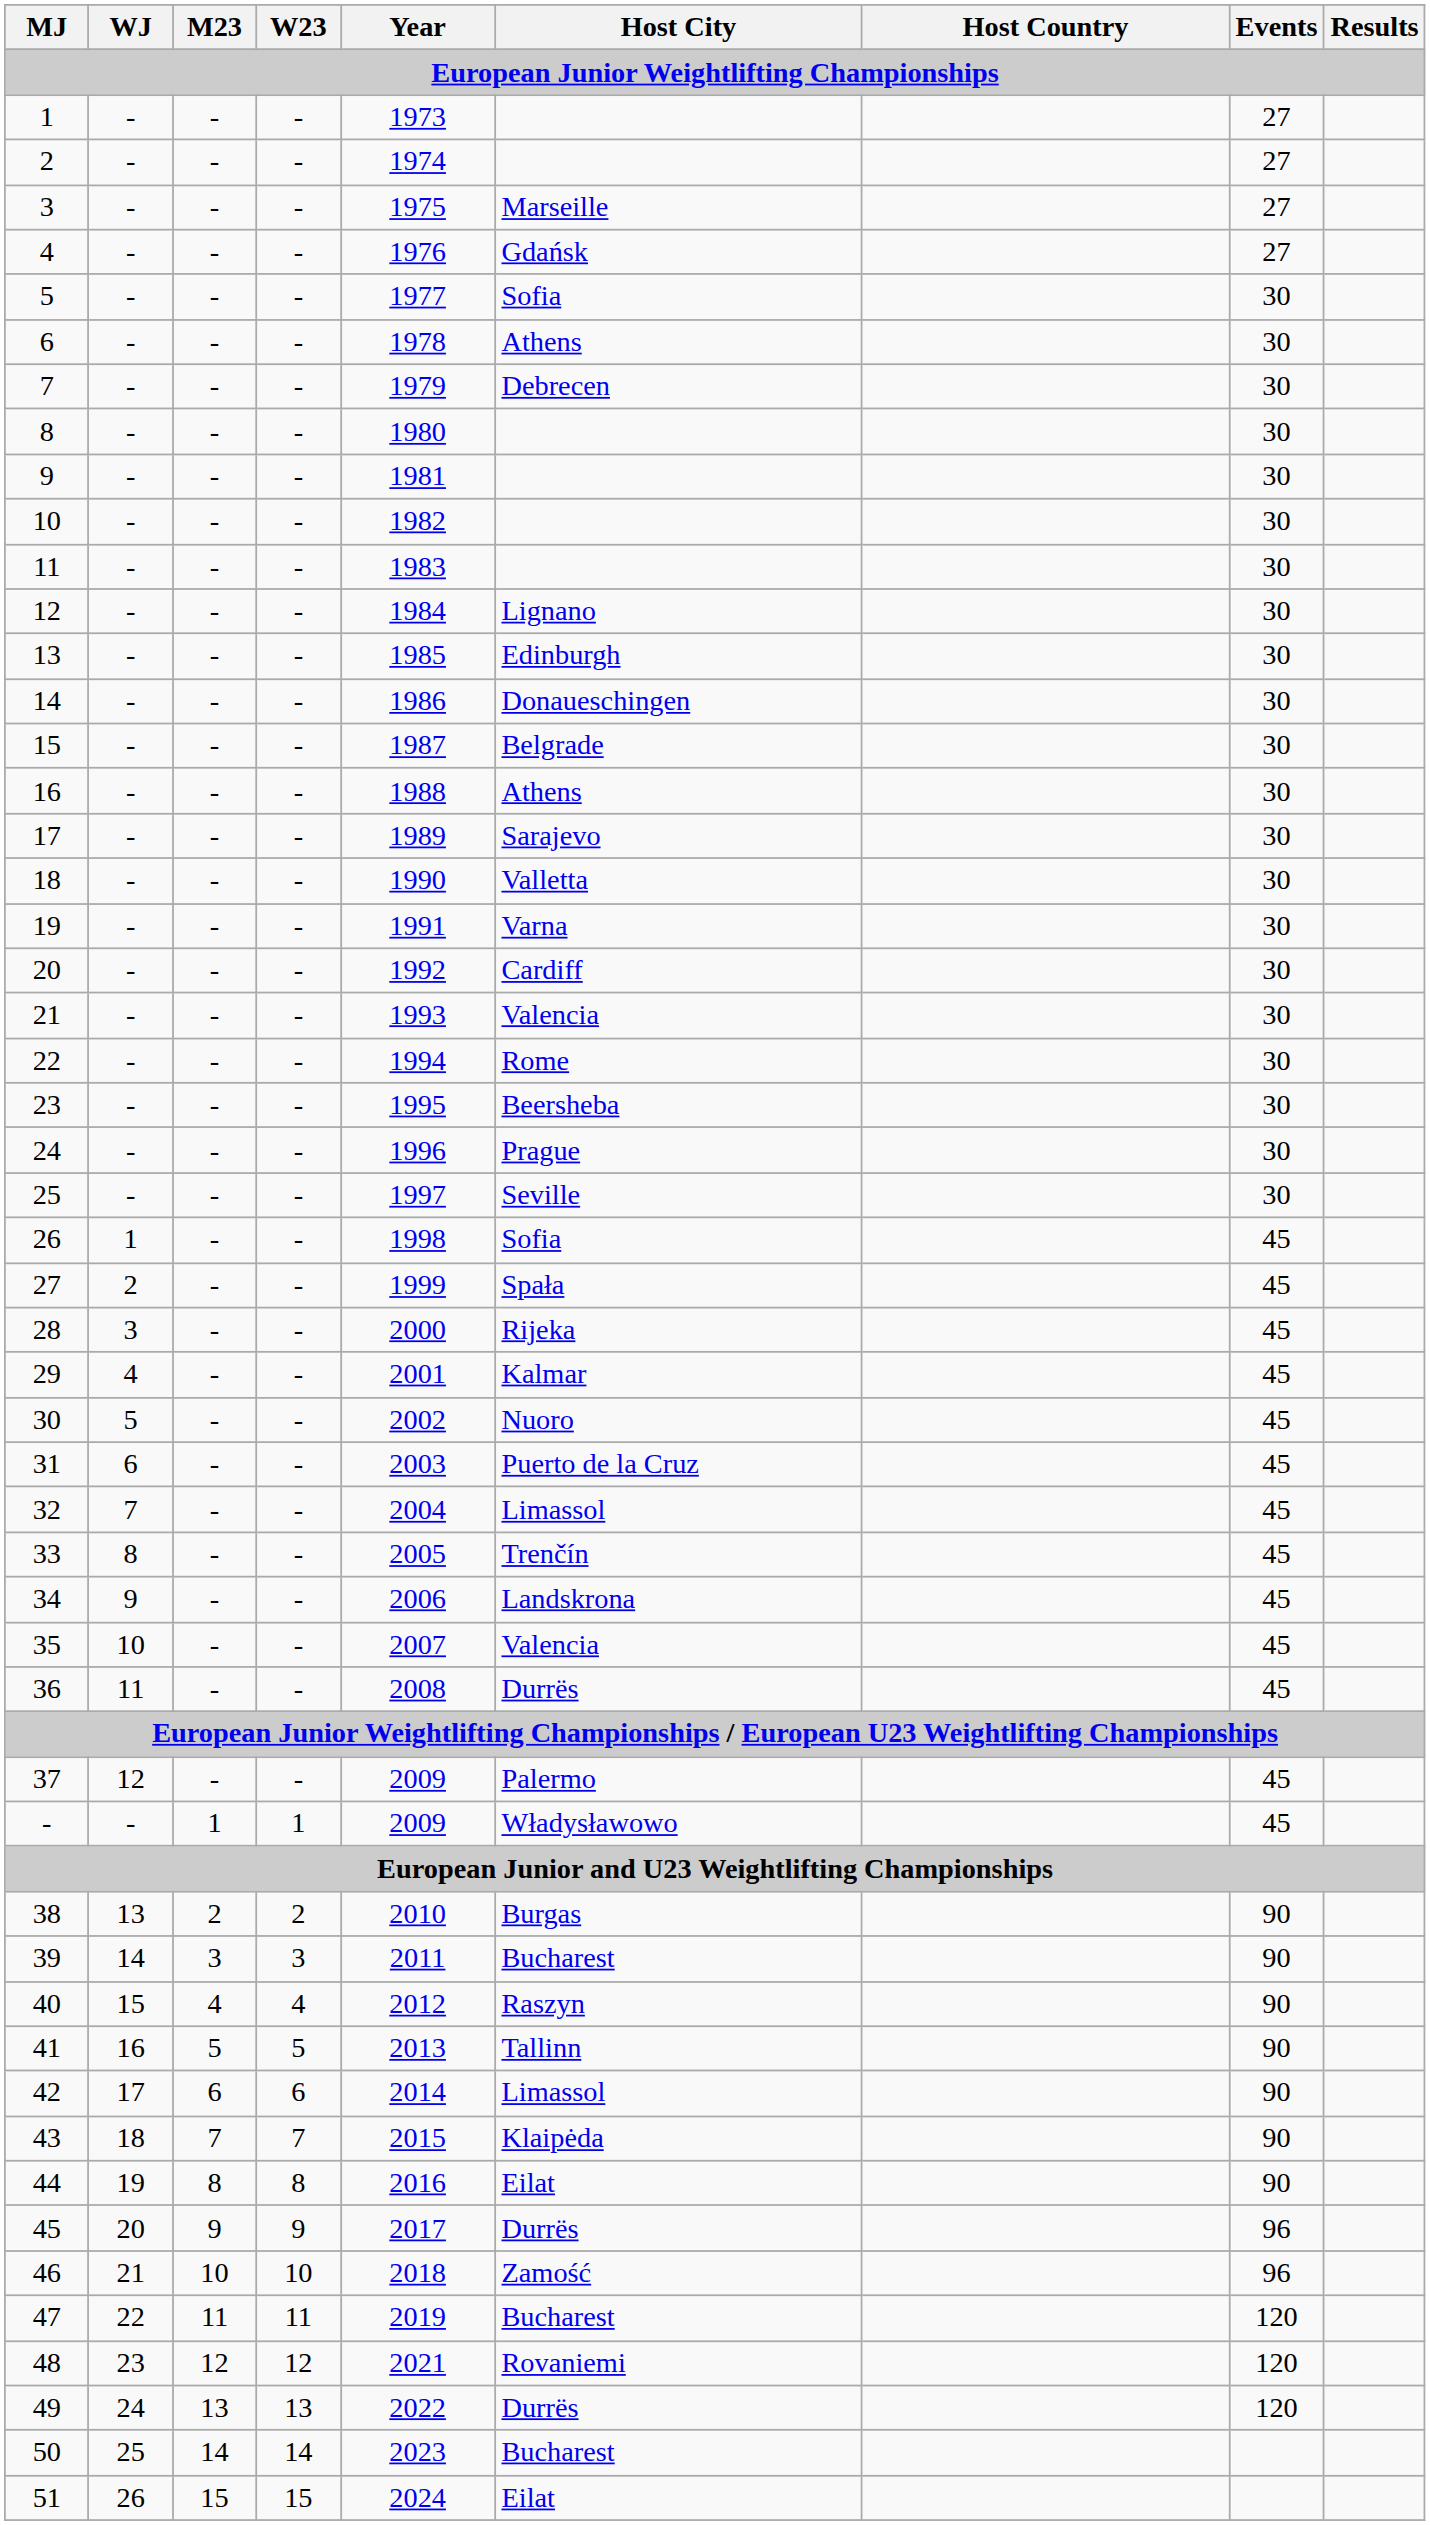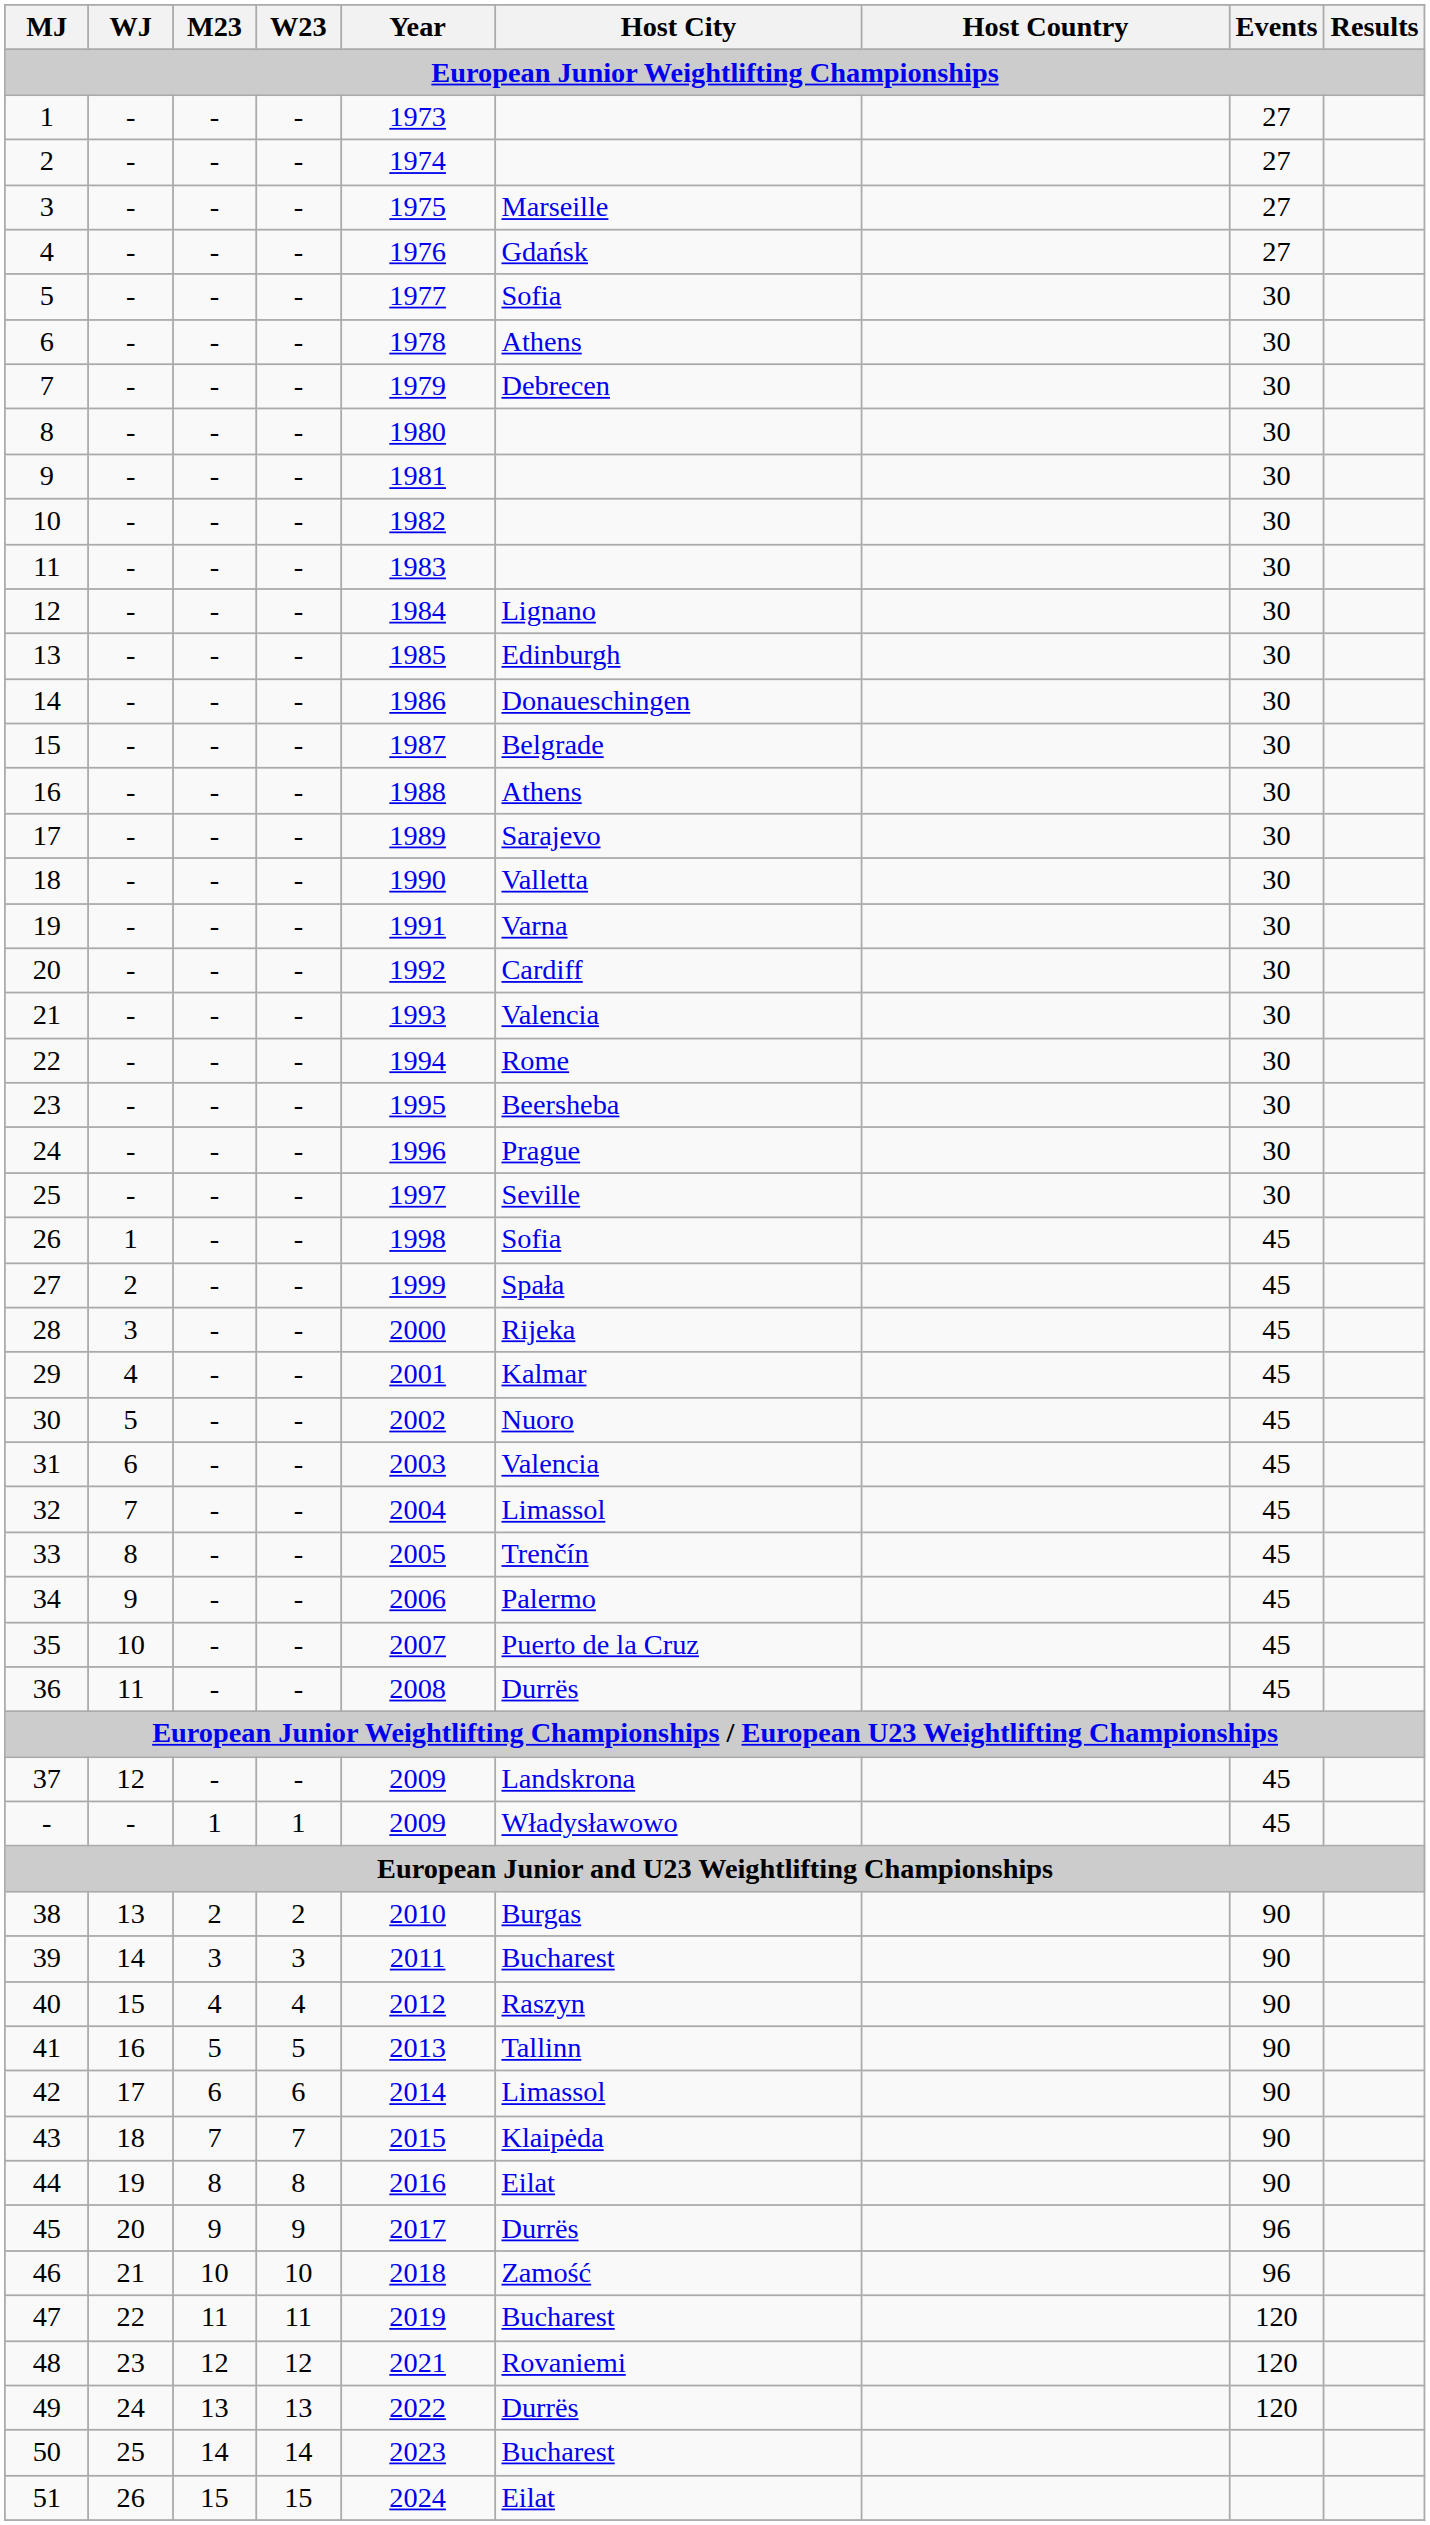(600, 1464) Puerto de la Cruz -> (550, 1464) Valencia
(568, 1598) Landskrona -> (549, 1598) Palermo
(550, 1643) Valencia -> (600, 1643) Puerto de la Cruz
(549, 1778) Palermo -> (568, 1778) Landskrona
